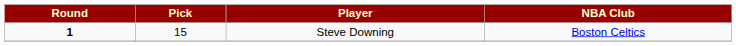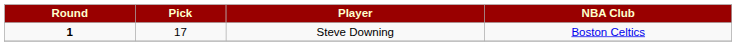(180, 31) 15 -> (180, 31) 17
